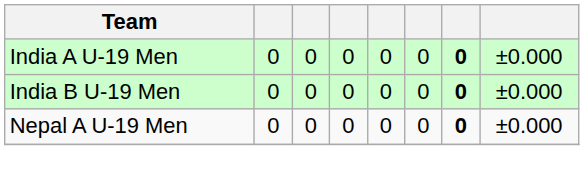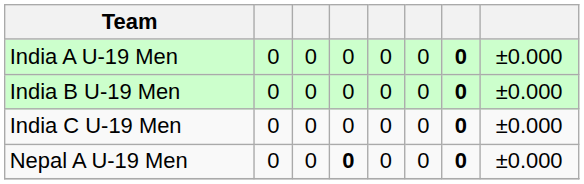+ row: (96, 126)
(348, 126) normal -> (348, 160) bold
